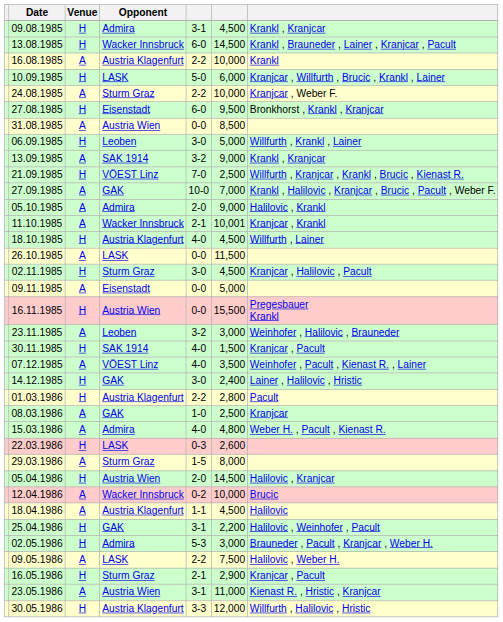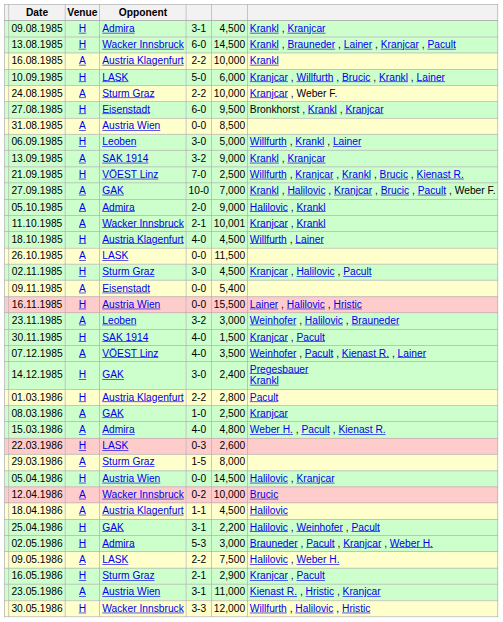(232, 288) 5,000 -> (232, 288) 5,400
(279, 310) Pregesbauer Krankl -> (306, 304) Lainer , Halilovic , Hristic
(306, 381) Lainer , Halilovic , Hristic -> (279, 375) Pregesbauer Krankl
(199, 478) 2-0 -> (199, 478) 0-0
(143, 608) Austria Klagenfurt -> (143, 608) Wacker Innsbruck
